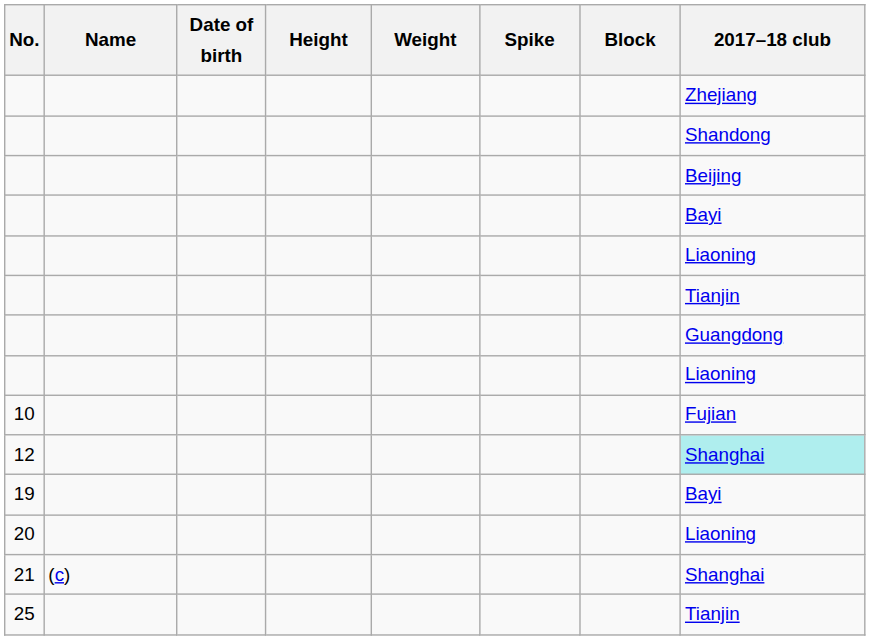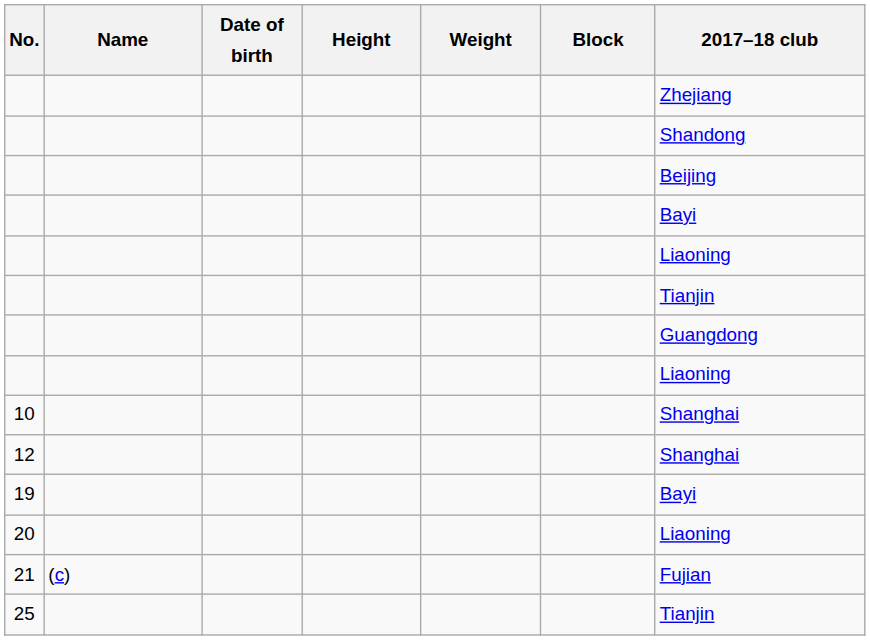- column: (530, 40)
(711, 415) Fujian -> (699, 415) Shanghai
(725, 455) paleturquoise background -> (699, 455) no background
(725, 574) Shanghai -> (685, 574) Fujian
